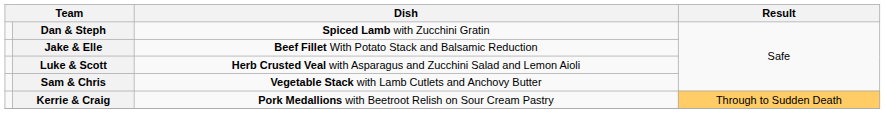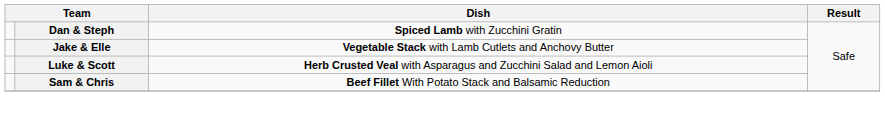(406, 48) Beef Fillet With Potato Stack and Balsamic Reduction -> (478, 48) Vegetable Stack with Lamb Cutlets and Anchovy Butter
(406, 83) Vegetable Stack with Lamb Cutlets and Anchovy Butter -> (478, 83) Beef Fillet With Potato Stack and Balsamic Reduction
- row: (73, 100)
